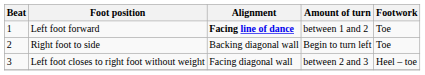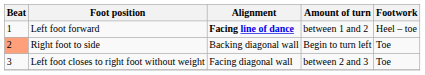(383, 29) Toe -> (396, 29) Heel – toe
(9, 45) no background -> (9, 45) lightsalmon background
(396, 62) Heel – toe -> (383, 62) Toe
